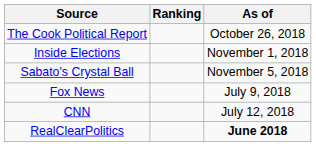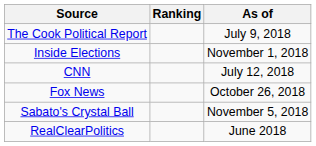(258, 33) October 26, 2018 -> (258, 33) July 9, 2018
rows swapped: (77, 72) <-> (77, 111)
(258, 92) July 9, 2018 -> (258, 92) October 26, 2018
(258, 131) bold -> (258, 131) normal
